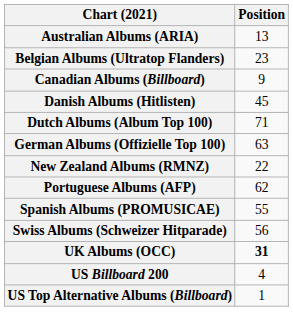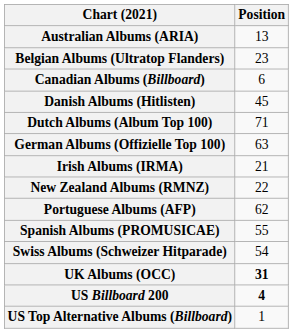(262, 79) 9 -> (262, 79) 6
+ row: (120, 166)
(262, 230) 56 -> (262, 252) 54
(262, 274) normal -> (262, 295) bold
